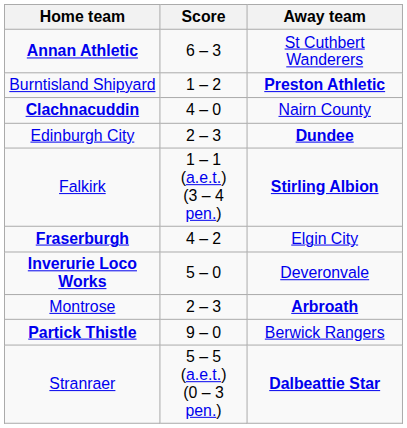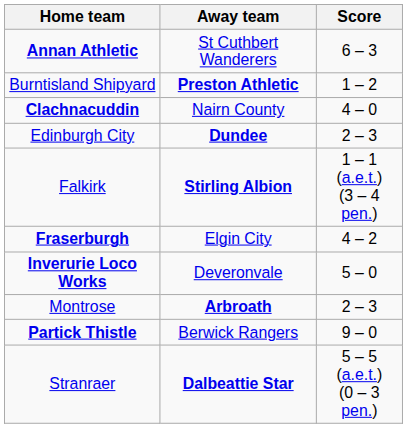columns swapped: (204, 17) <-> (325, 17)
